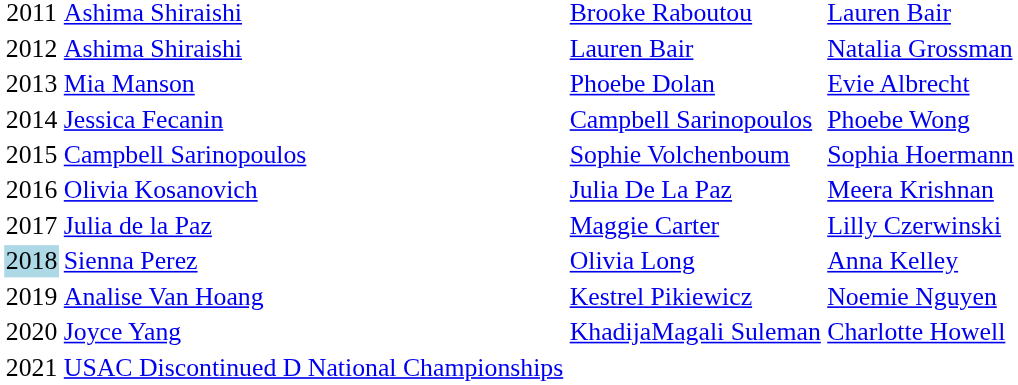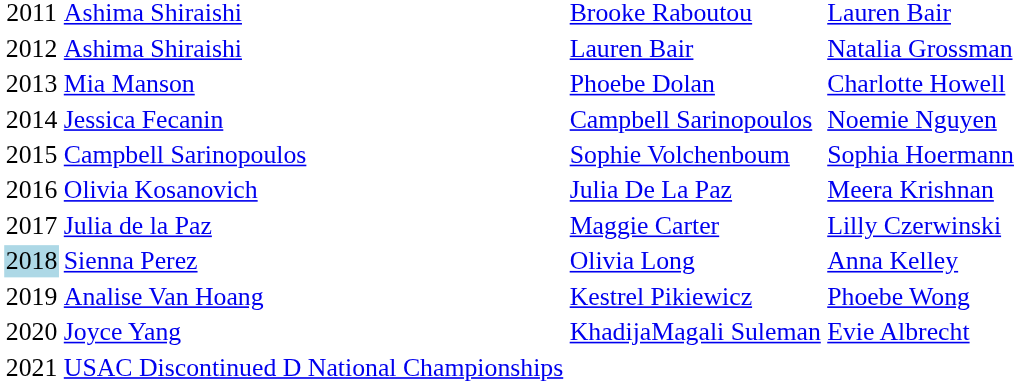(898, 83) Evie Albrecht -> (916, 83) Charlotte Howell
(899, 119) Phoebe Wong -> (912, 119) Noemie Nguyen
(912, 296) Noemie Nguyen -> (899, 296) Phoebe Wong
(916, 331) Charlotte Howell -> (898, 331) Evie Albrecht
